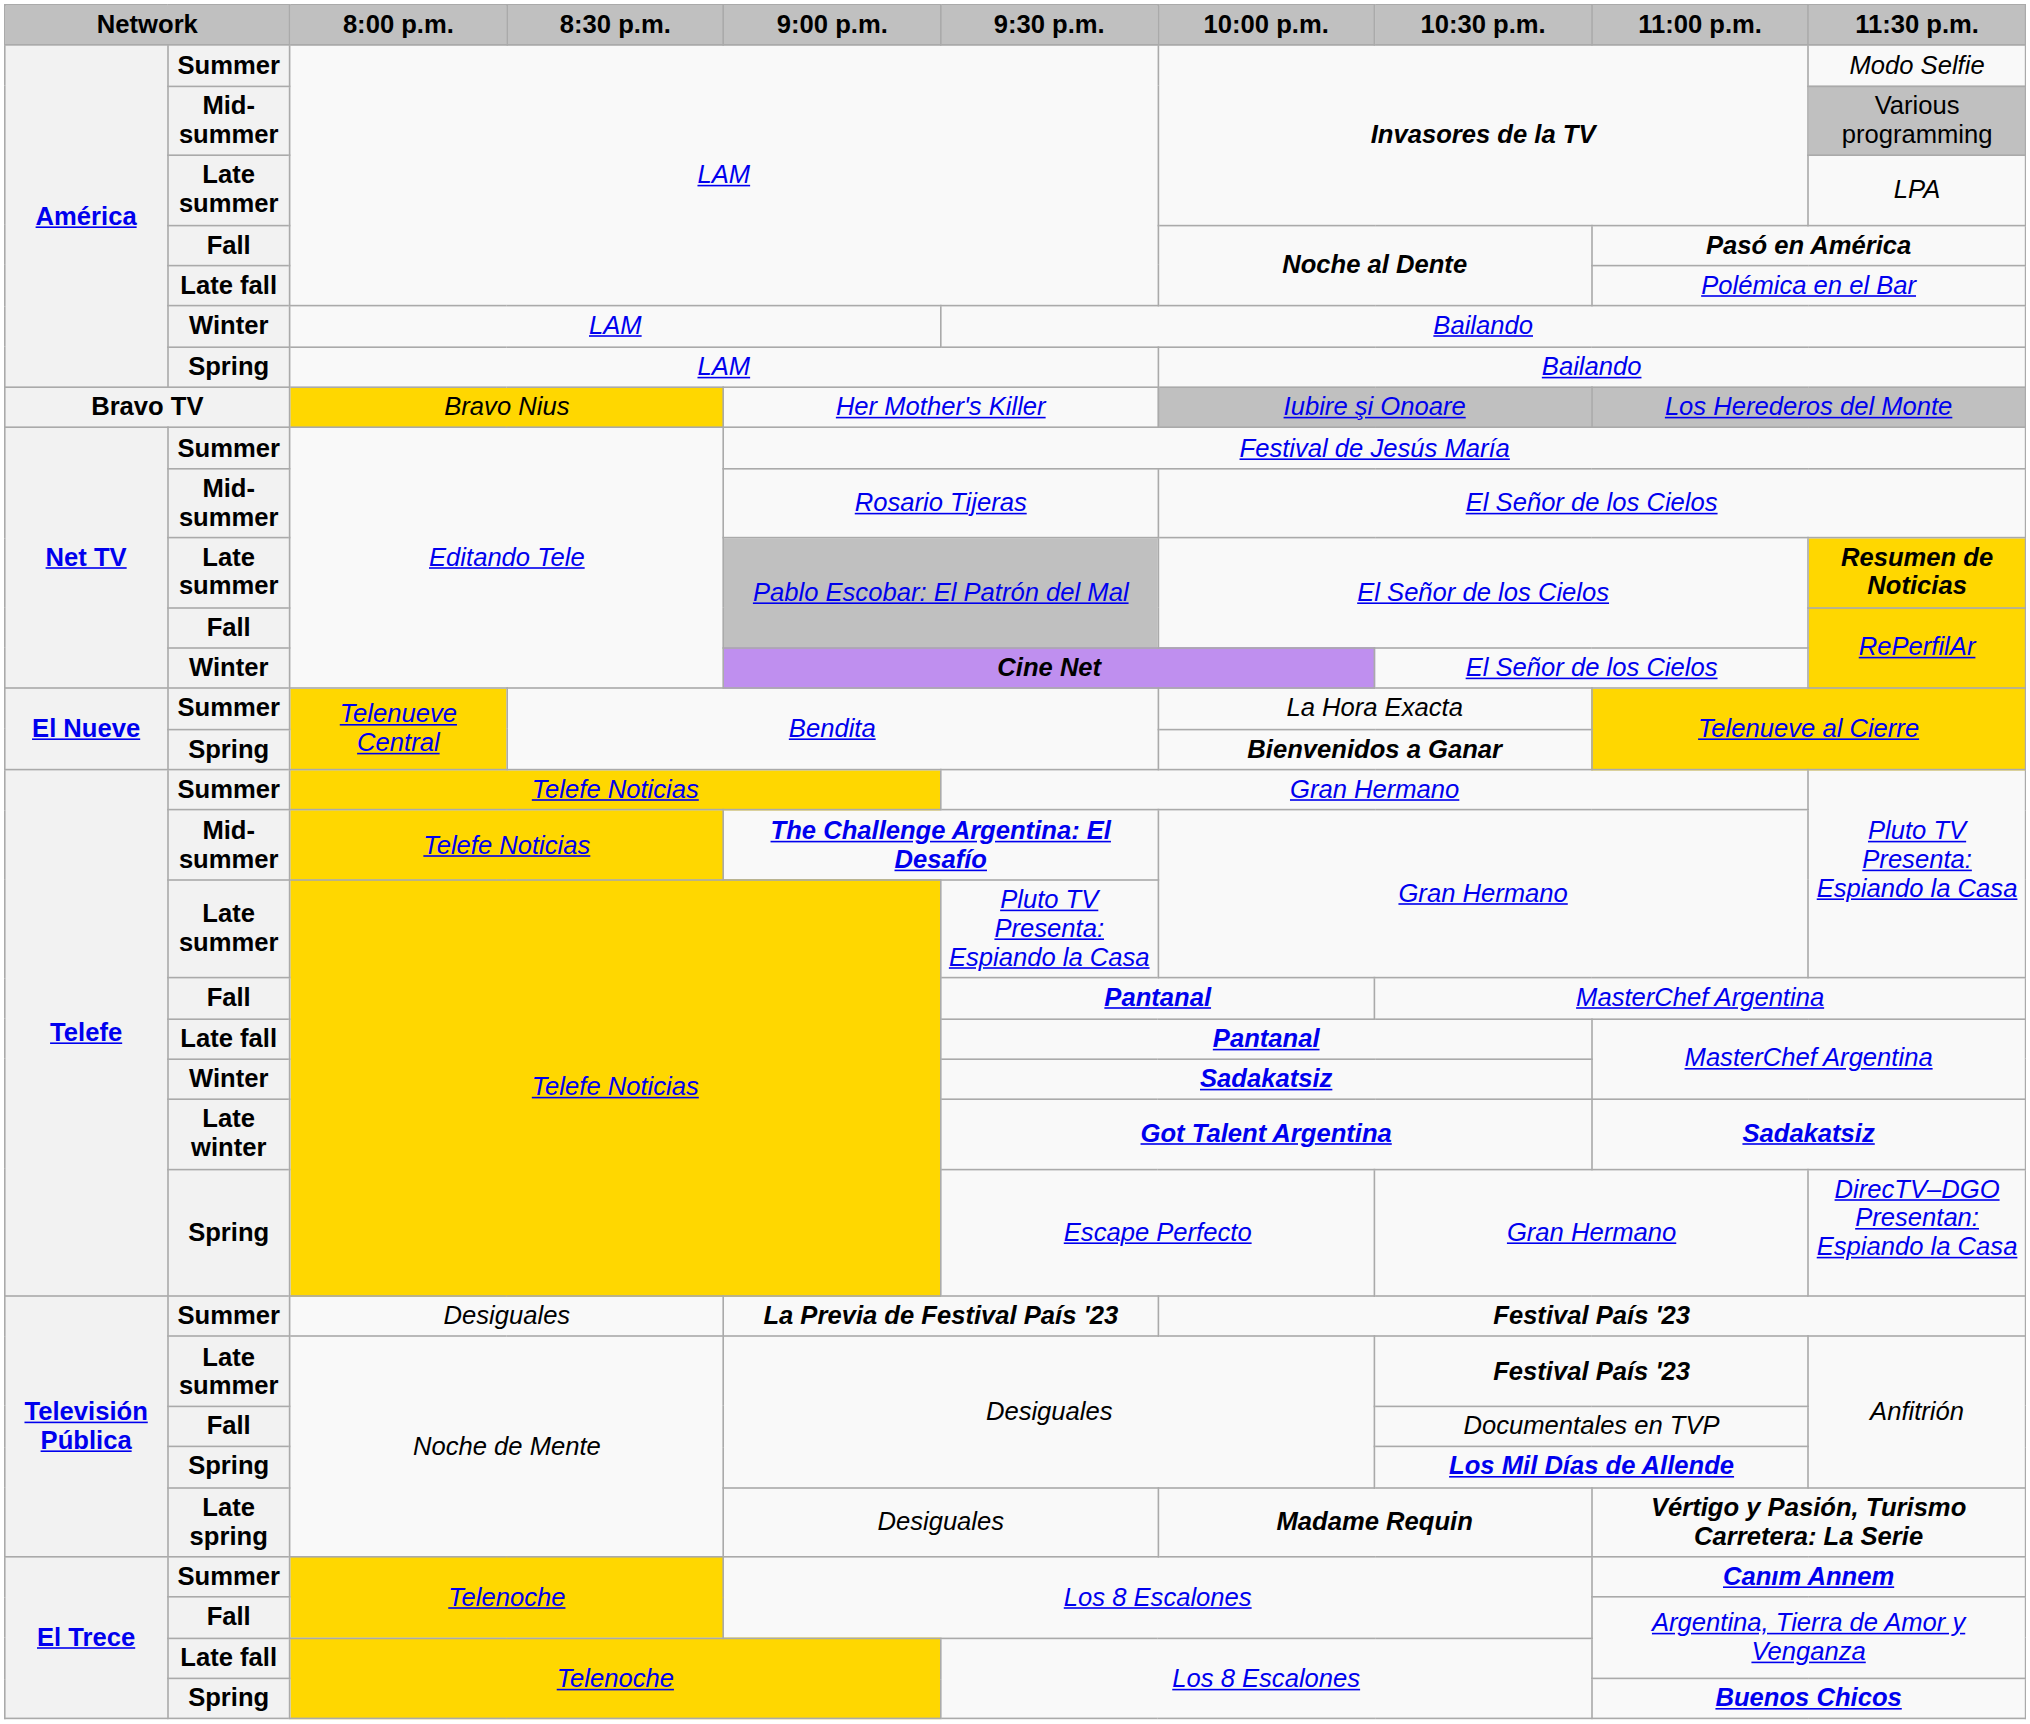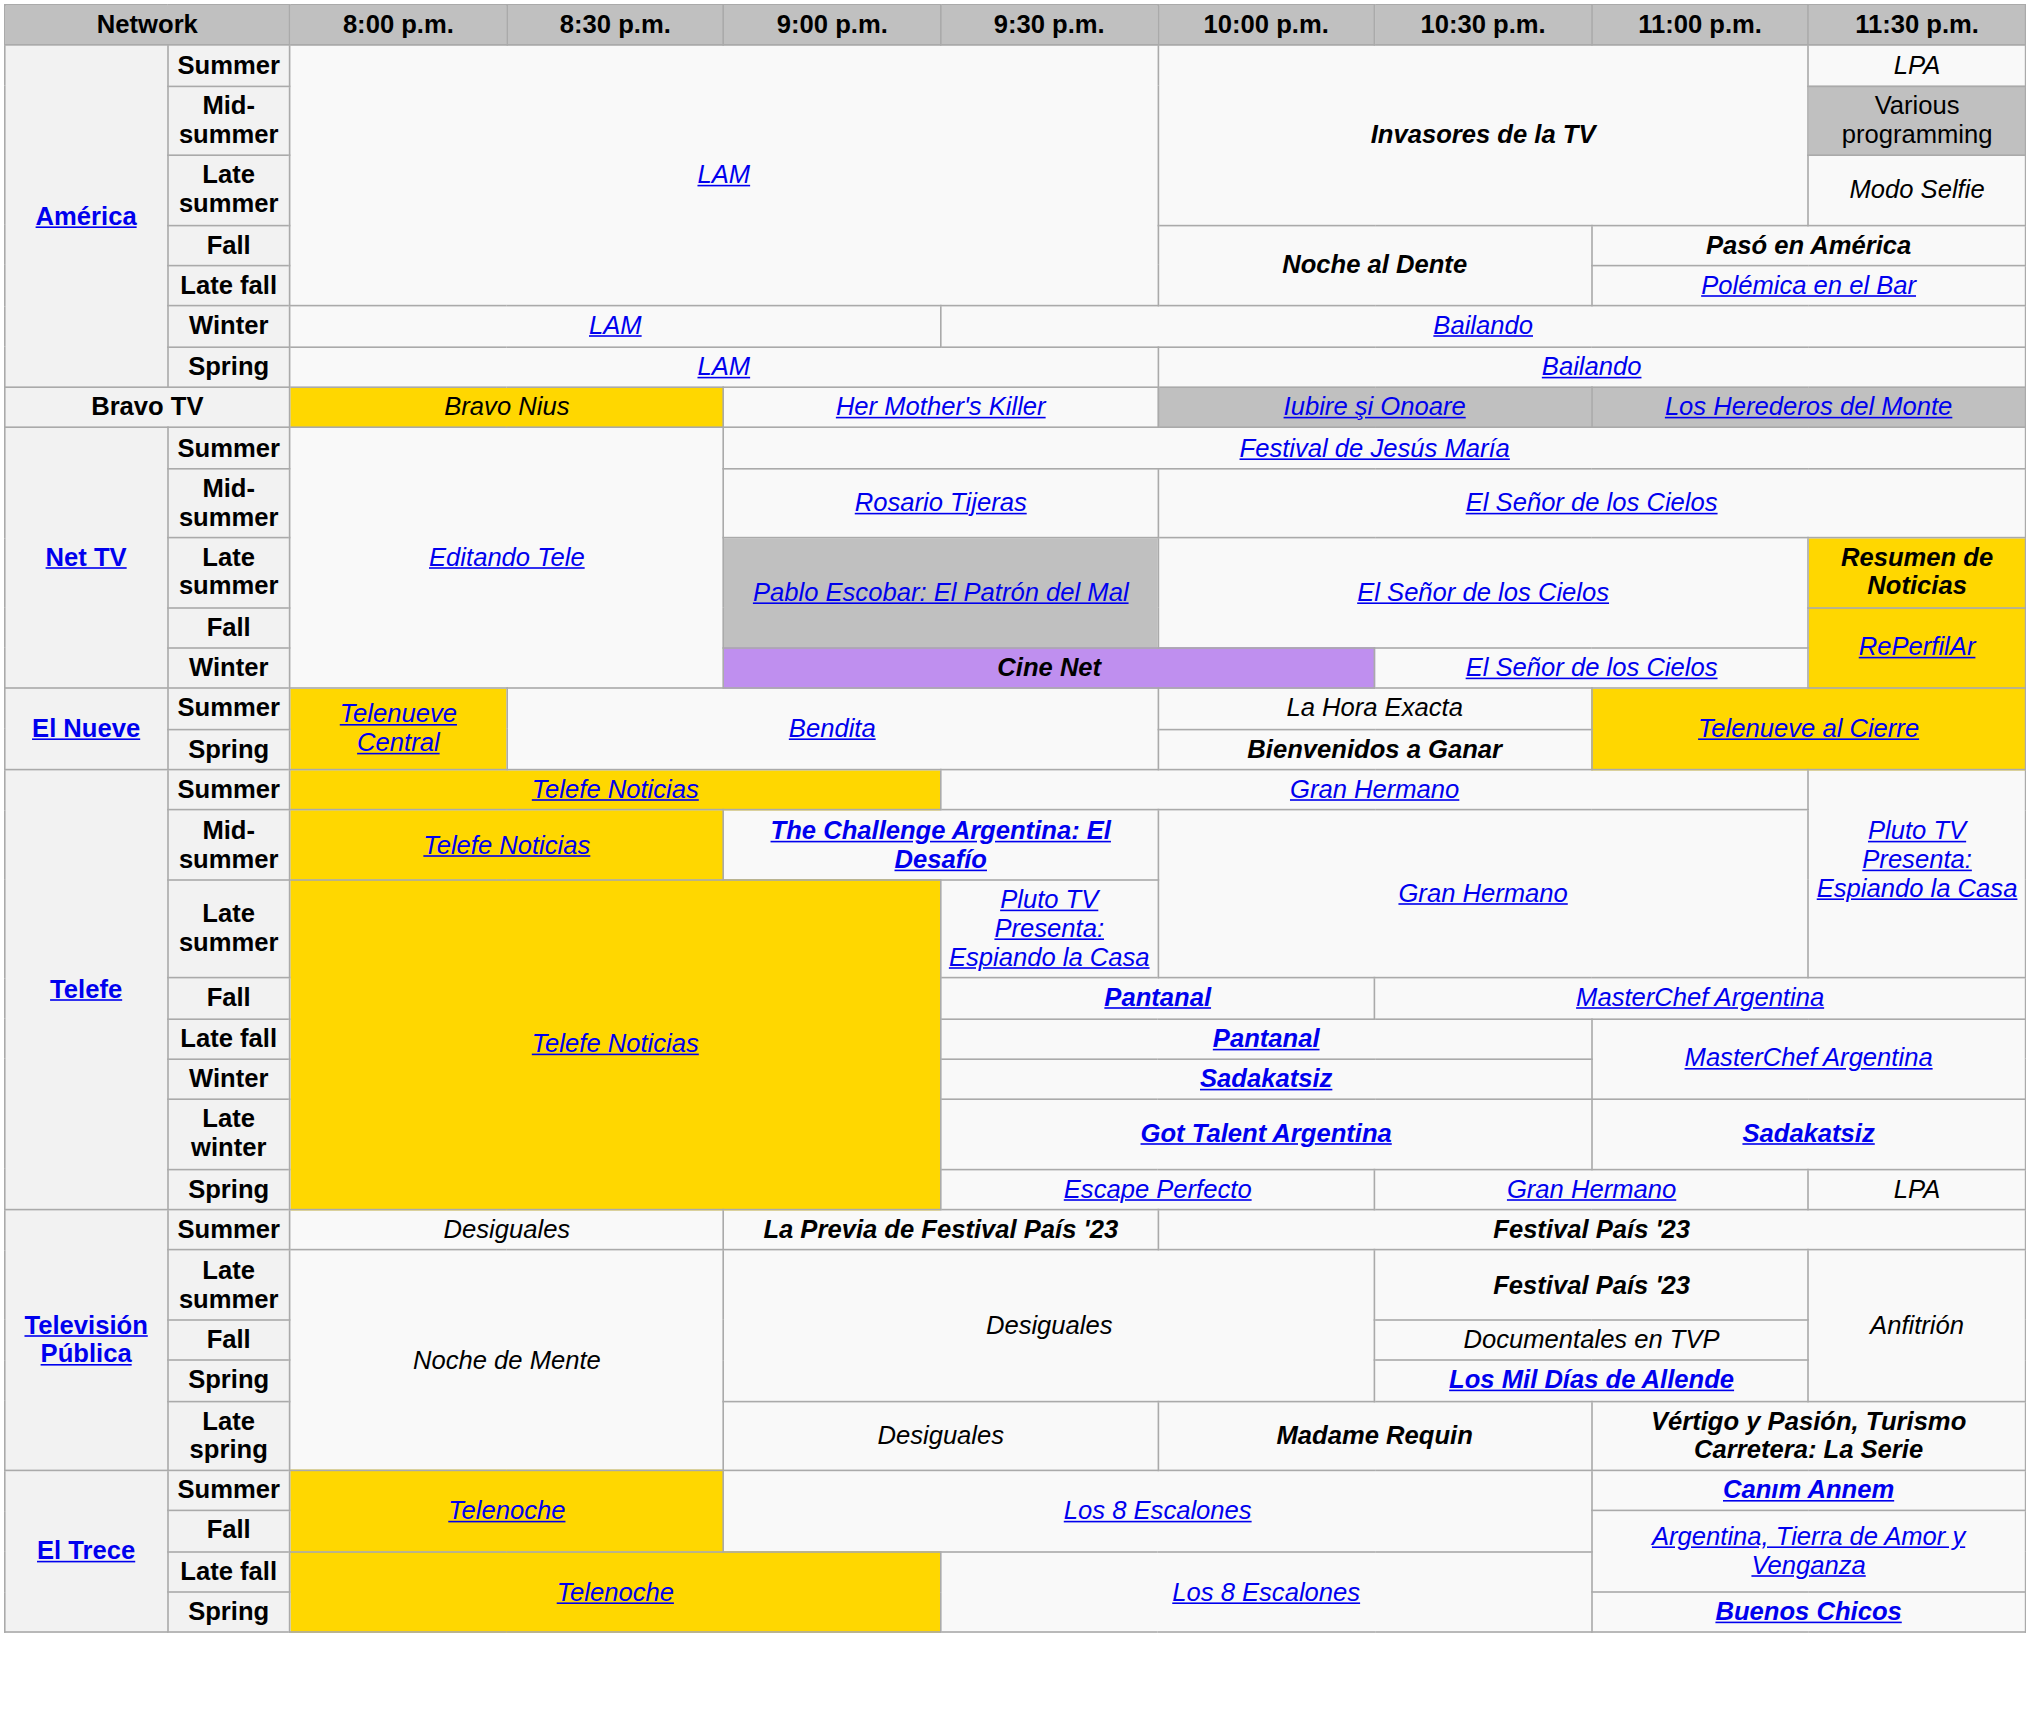(1917, 65) Modo Selfie -> (1917, 65) LPA
(1917, 189) LPA -> (1917, 189) Modo Selfie
(1917, 1217) DirecTV–DGO Presentan: Espiando la Casa -> (1917, 1188) LPA
